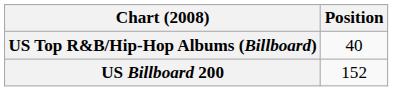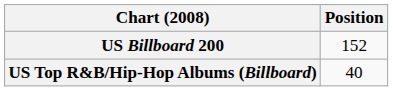rows swapped: (163, 72) <-> (163, 45)
